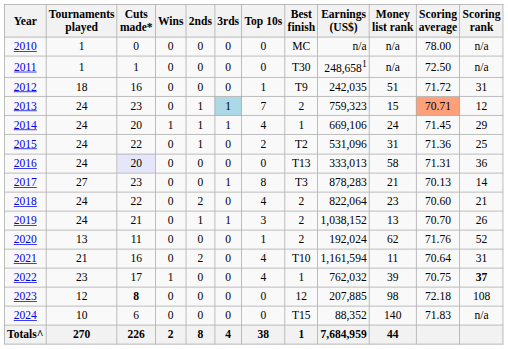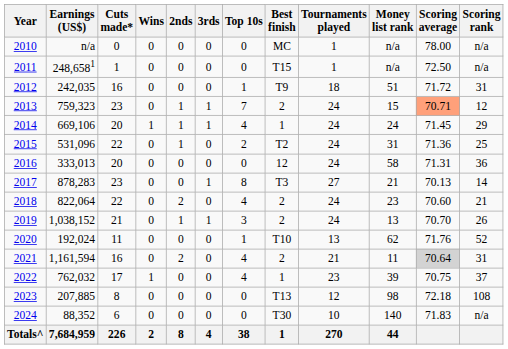columns swapped: (82, 21) <-> (344, 21)
(301, 67) T30 -> (282, 67) T15
(228, 106) lightblue background -> (209, 106) no background
(136, 163) lavender background -> (117, 163) no background
(301, 163) T13 -> (282, 163) 12
(301, 239) 2 -> (282, 239) T10
(301, 258) T10 -> (282, 258) 2
(438, 258) no background -> (438, 258) lightgrey background
(482, 277) bold -> (482, 277) normal
(136, 296) bold -> (117, 296) normal
(301, 296) 12 -> (282, 296) T13
(301, 315) T15 -> (282, 315) T30
